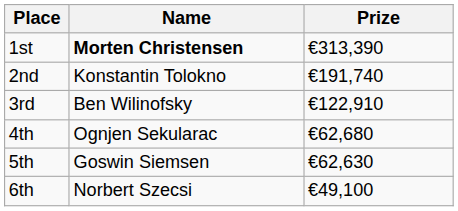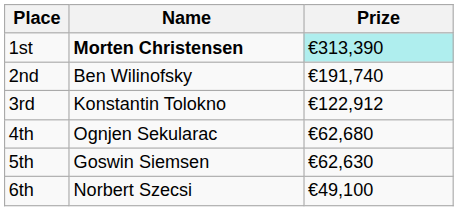(346, 47) no background -> (346, 47) paleturquoise background
(150, 76) Konstantin Tolokno -> (133, 76) Ben Wilinofsky
(133, 104) Ben Wilinofsky -> (150, 104) Konstantin Tolokno
(346, 104) €122,910 -> (346, 104) €122,912
